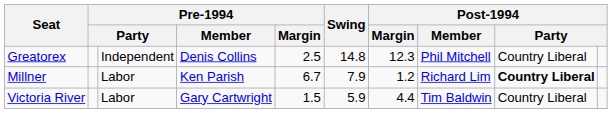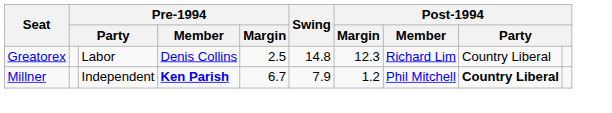(137, 56) Independent -> (98, 56) Labor
(456, 56) Phil Mitchell -> (421, 56) Richard Lim
(118, 77) Labor -> (118, 77) Independent
(212, 77) normal -> (195, 77) bold
(456, 77) Richard Lim -> (421, 77) Phil Mitchell
- row: (46, 98)
